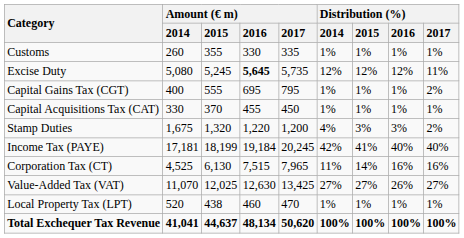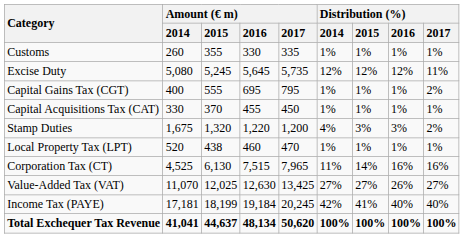(256, 71) bold -> (256, 71) normal
rows swapped: (55, 147) <-> (69, 204)
